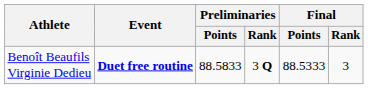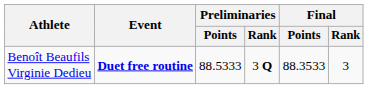(220, 65) 88.5833 -> (220, 65) 88.5333
(304, 65) 88.5333 -> (304, 65) 88.3533
